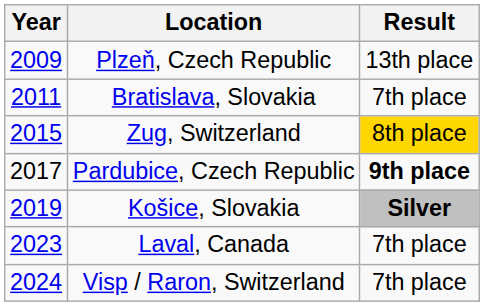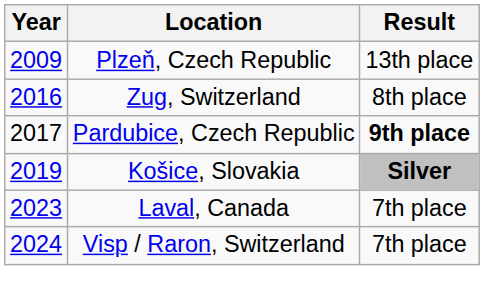- row: (214, 97)
(36, 134) 2015 -> (36, 97) 2016
(419, 134) gold background -> (419, 97) no background
